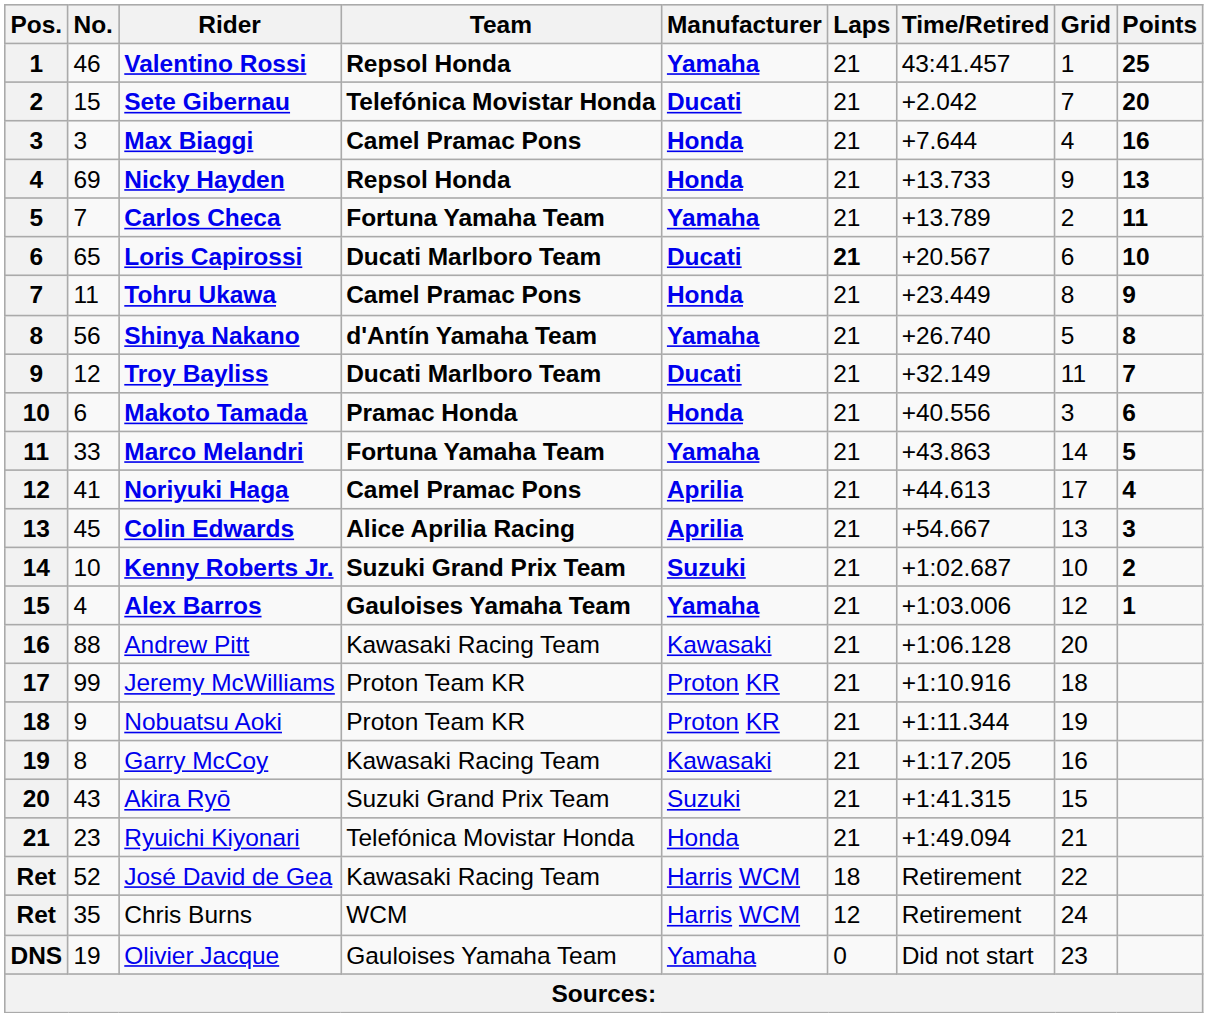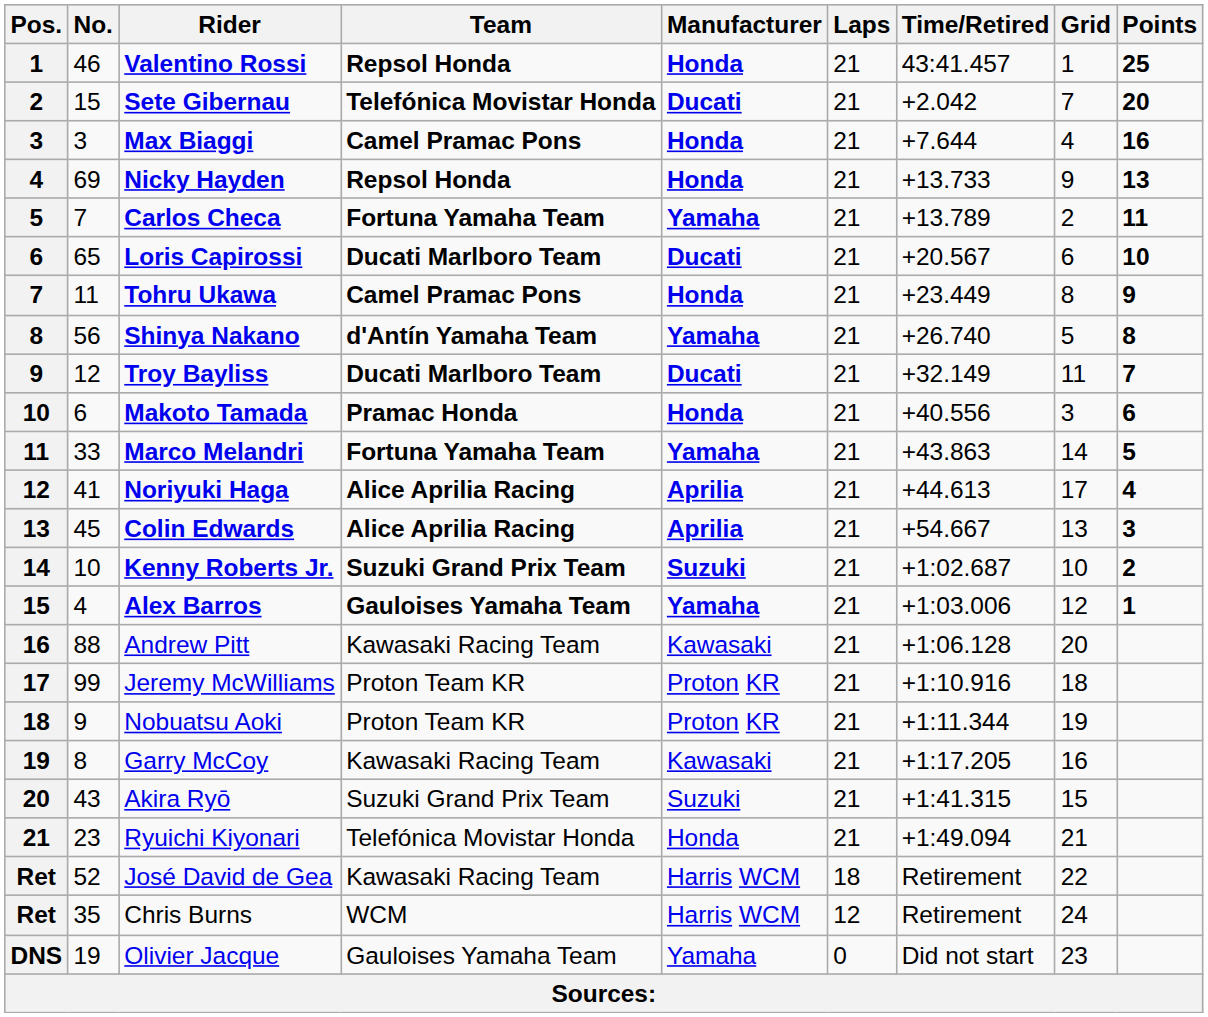(713, 63) Yamaha -> (705, 63) Honda
(847, 257) bold -> (847, 257) normal
(464, 489) Camel Pramac Pons -> (461, 489) Alice Aprilia Racing
